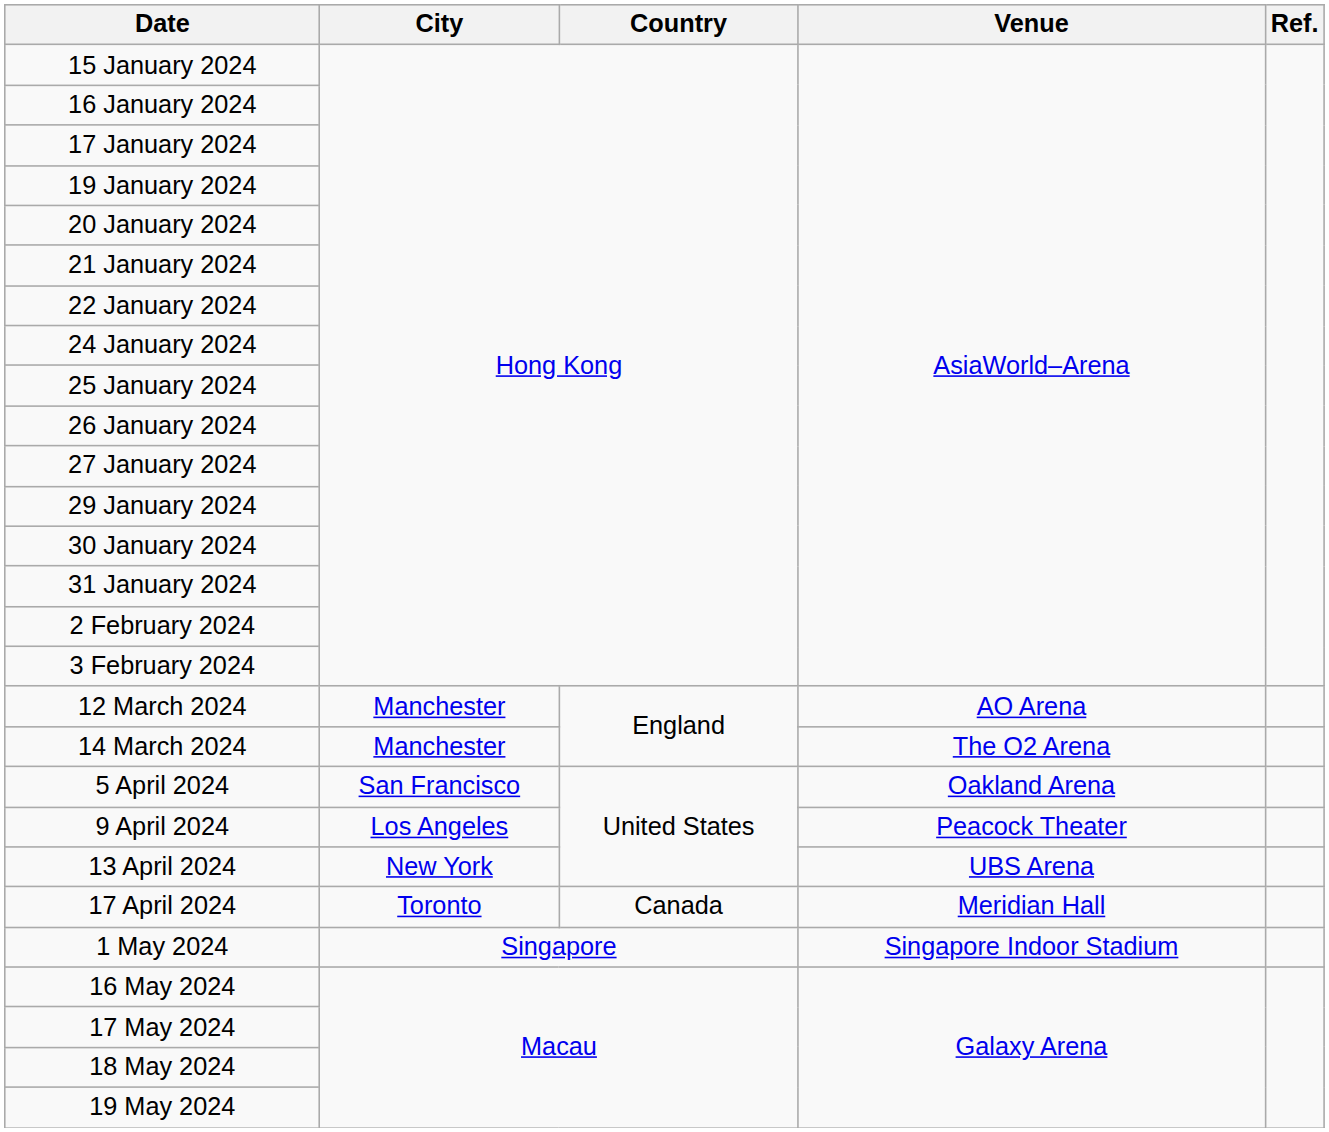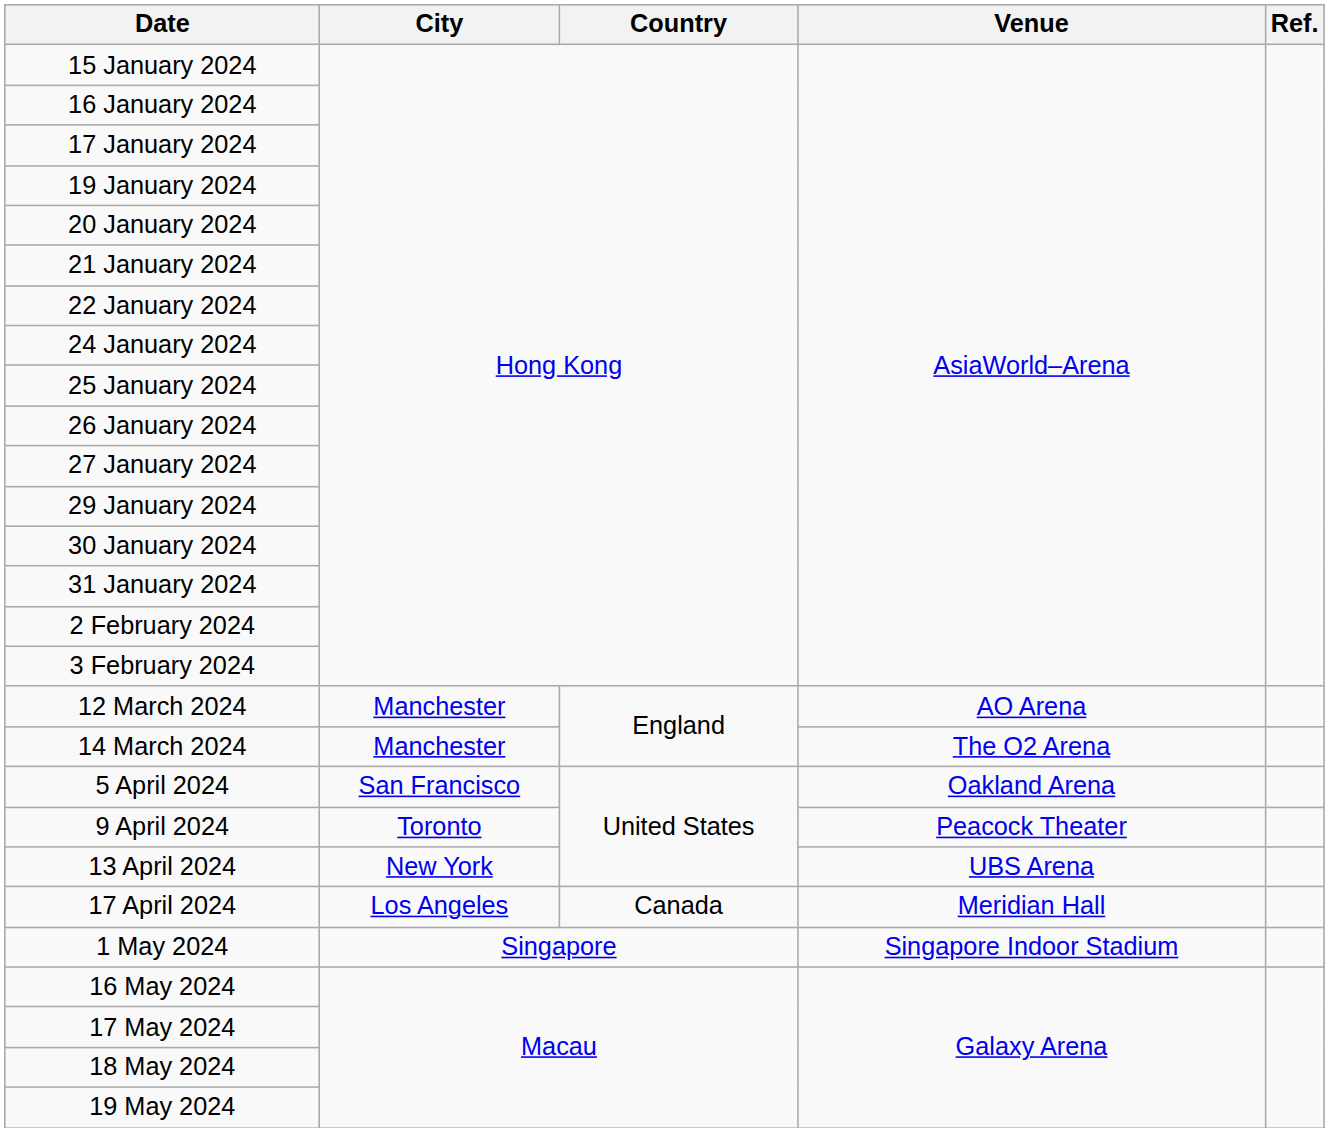(439, 826) Los Angeles -> (439, 826) Toronto
(439, 906) Toronto -> (439, 906) Los Angeles
